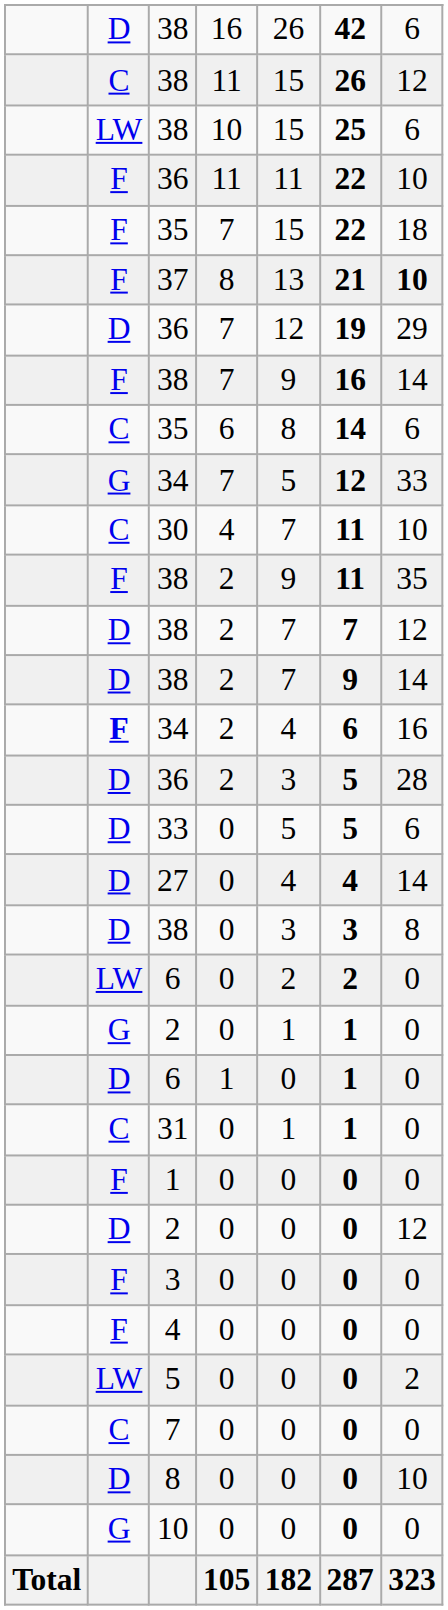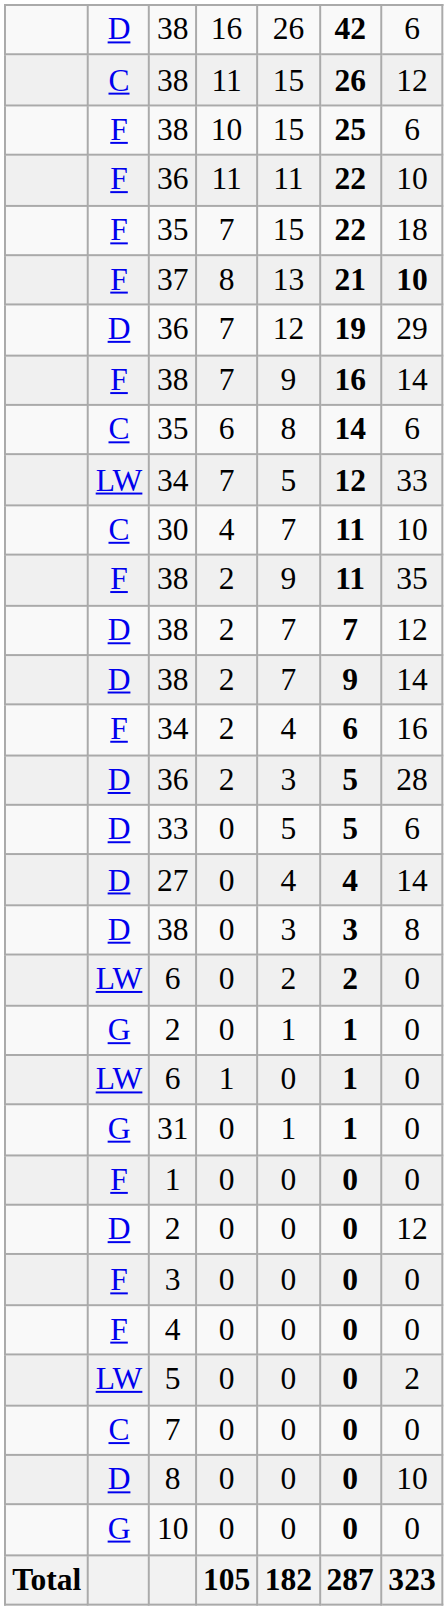(119, 129) LW -> (119, 129) F
(119, 479) G -> (119, 479) LW
(119, 729) bold -> (119, 729) normal
(119, 1079) D -> (119, 1079) LW
(119, 1129) C -> (119, 1129) G
